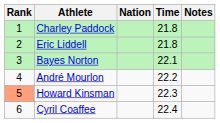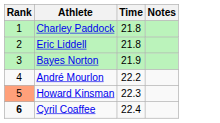- column: (135, 12)
(168, 61) 22.1 -> (131, 61) 21.9
(19, 110) normal -> (19, 110) bold
